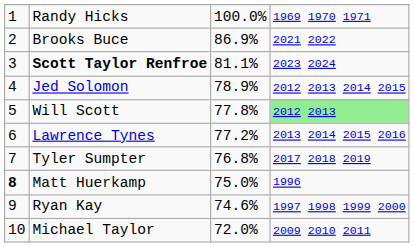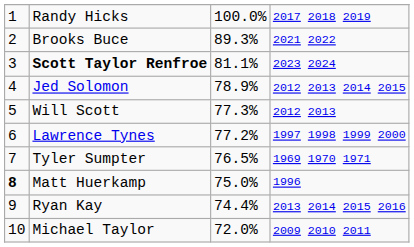(322, 16) 1969 1970 1971 -> (322, 16) 2017 2018 2019
(236, 40) 86.9% -> (236, 40) 89.3%
(236, 111) 77.8% -> (236, 111) 77.3%
(304, 111) lightgreen background -> (304, 111) no background
(339, 135) 2013 2014 2015 2016 -> (339, 135) 1997 1998 1999 2000
(236, 159) 76.8% -> (236, 159) 76.5%
(322, 159) 2017 2018 2019 -> (322, 159) 1969 1970 1971
(236, 206) 74.6% -> (236, 206) 74.4%
(339, 206) 1997 1998 1999 2000 -> (339, 206) 2013 2014 2015 2016
